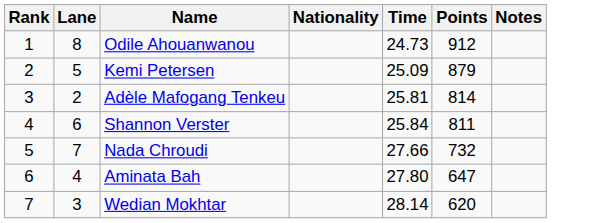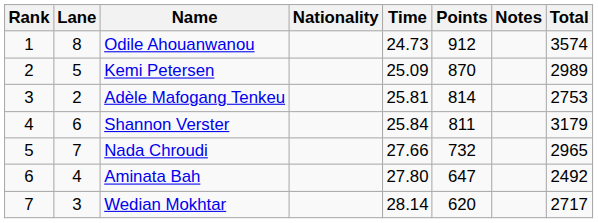+ column: (569, 17)
(462, 71) 879 -> (462, 71) 870
